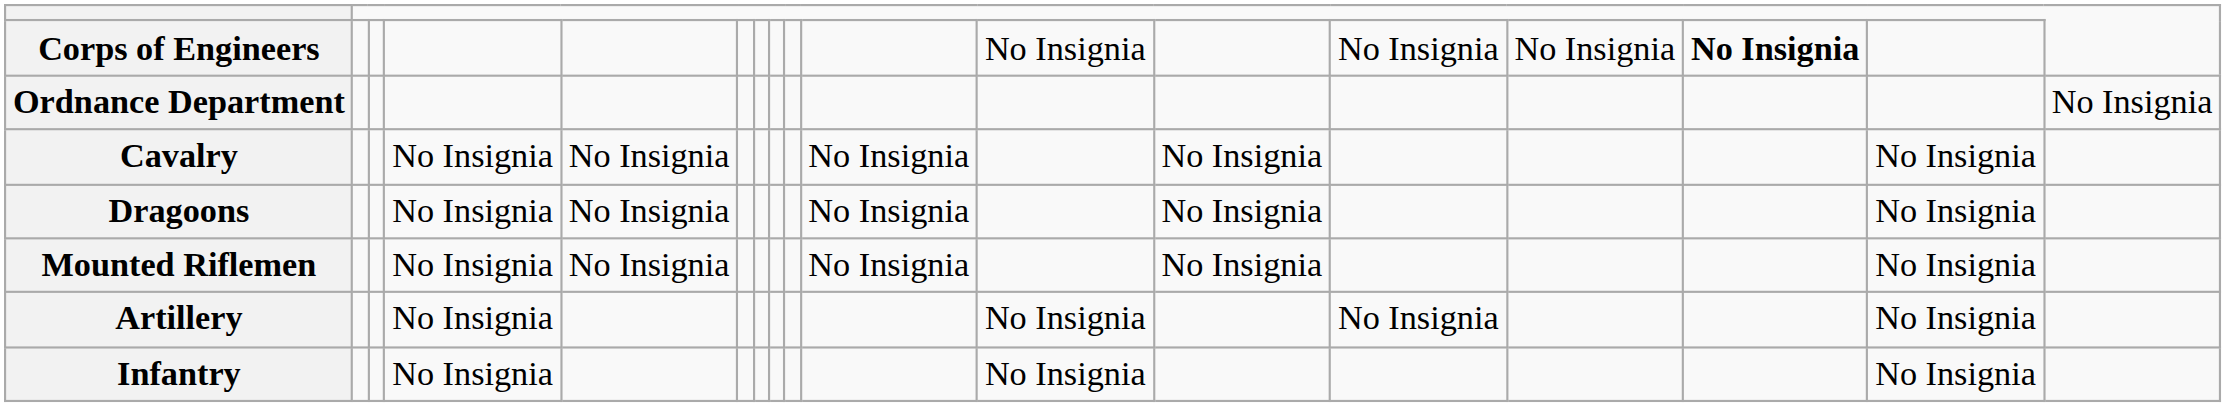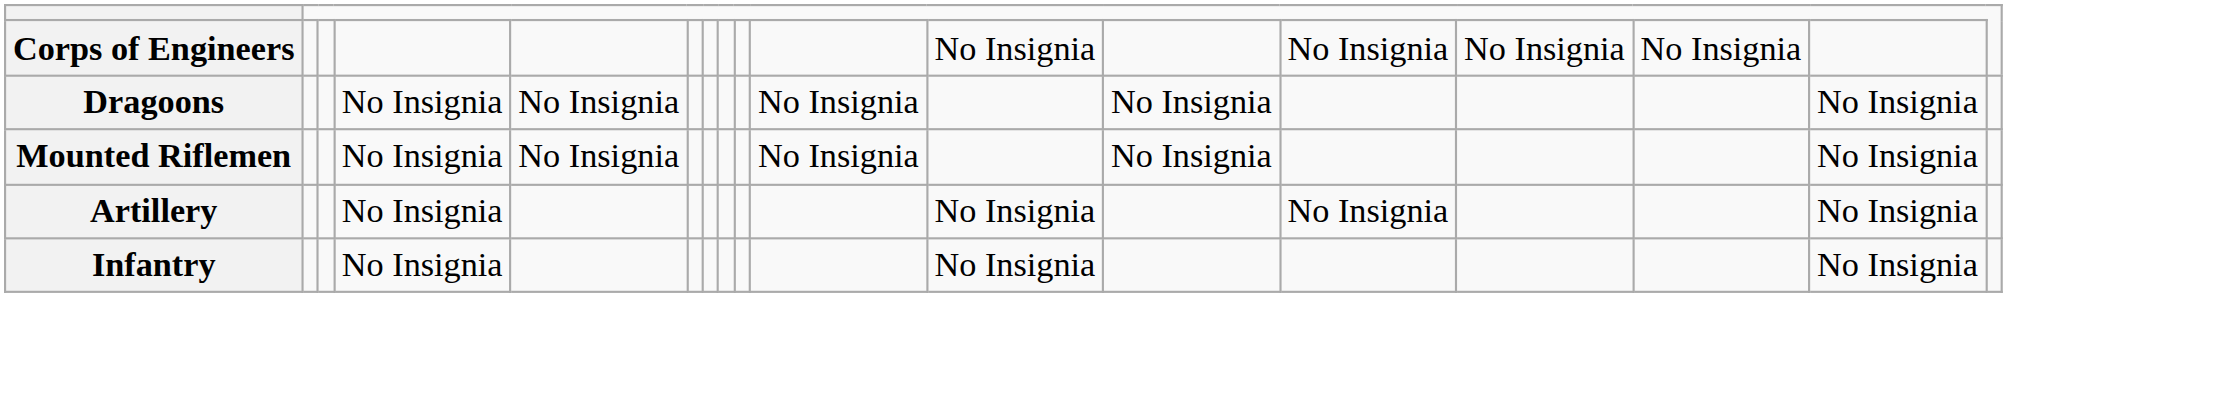(1775, 47) bold -> (1721, 47) normal
- row: (179, 101)
- row: (179, 156)
